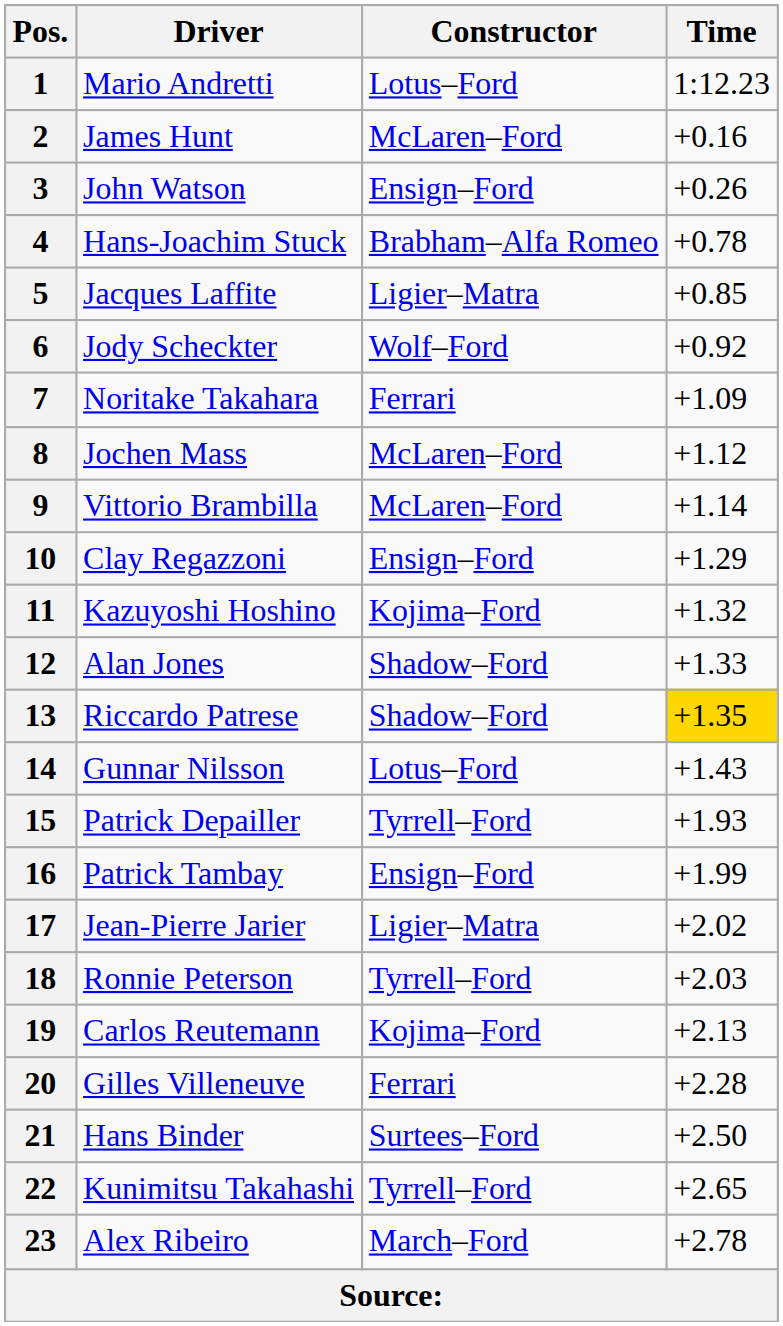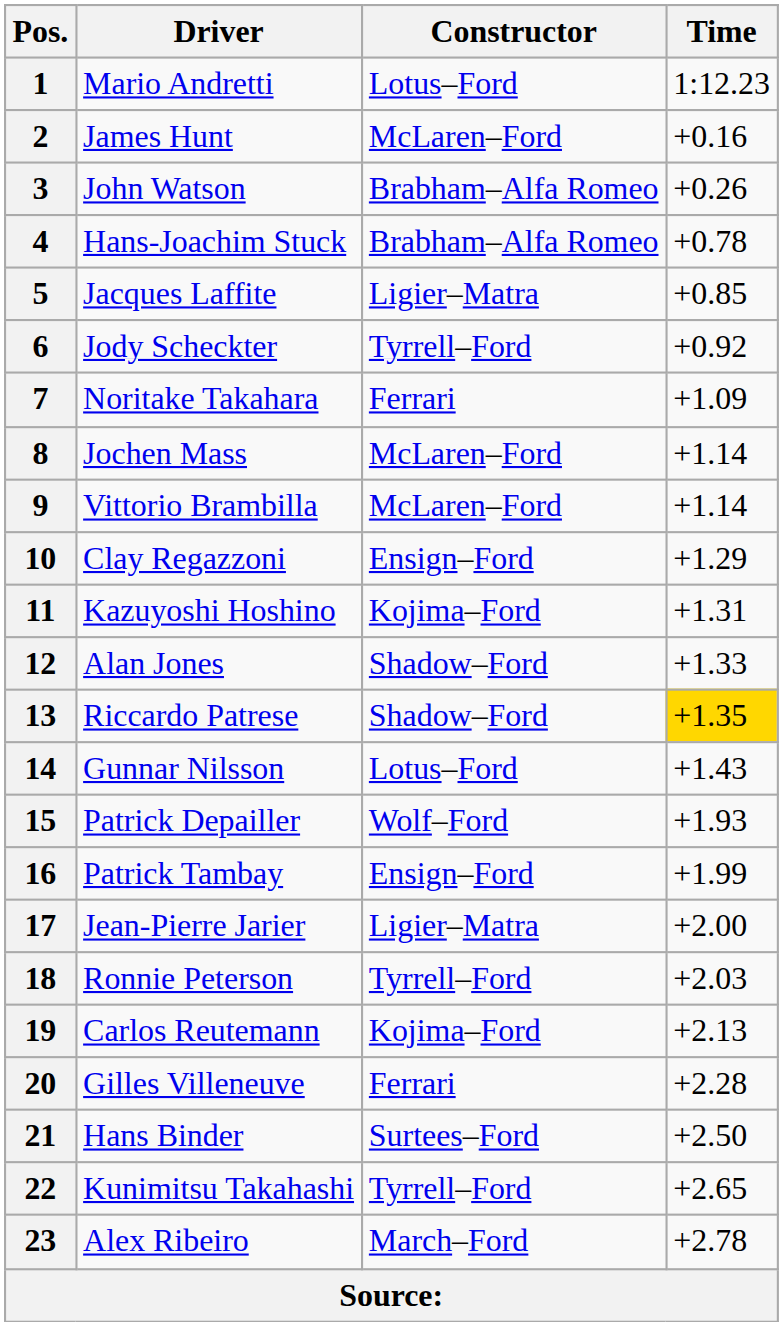(451, 188) Ensign–Ford -> (514, 188) Brabham–Alfa Romeo
(438, 346) Wolf–Ford -> (450, 346) Tyrrell–Ford
(710, 452) +1.12 -> (710, 452) +1.14
(710, 609) +1.32 -> (710, 609) +1.31
(450, 820) Tyrrell–Ford -> (438, 820) Wolf–Ford
(710, 925) +2.02 -> (710, 925) +2.00
